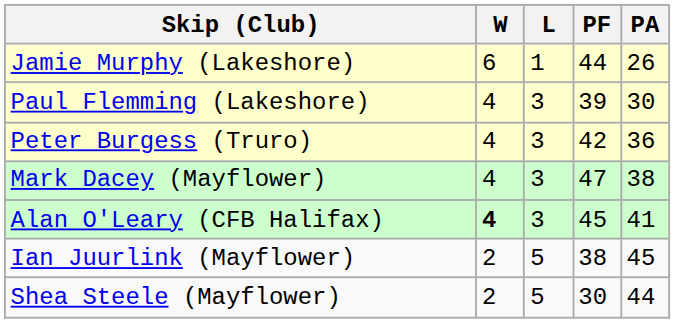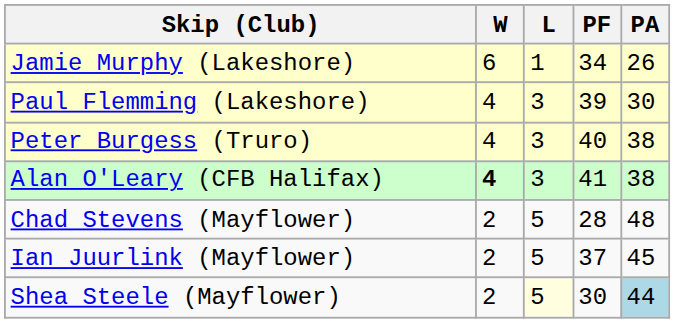(593, 63) 44 -> (593, 63) 34
(593, 141) 42 -> (593, 141) 40
(641, 141) 36 -> (641, 141) 38
- row: (169, 180)
(593, 219) 45 -> (593, 180) 41
(641, 219) 41 -> (641, 180) 38
+ row: (183, 219)
(593, 258) 38 -> (593, 258) 37
(537, 297) no background -> (537, 297) lightyellow background
(641, 297) no background -> (641, 297) lightblue background
